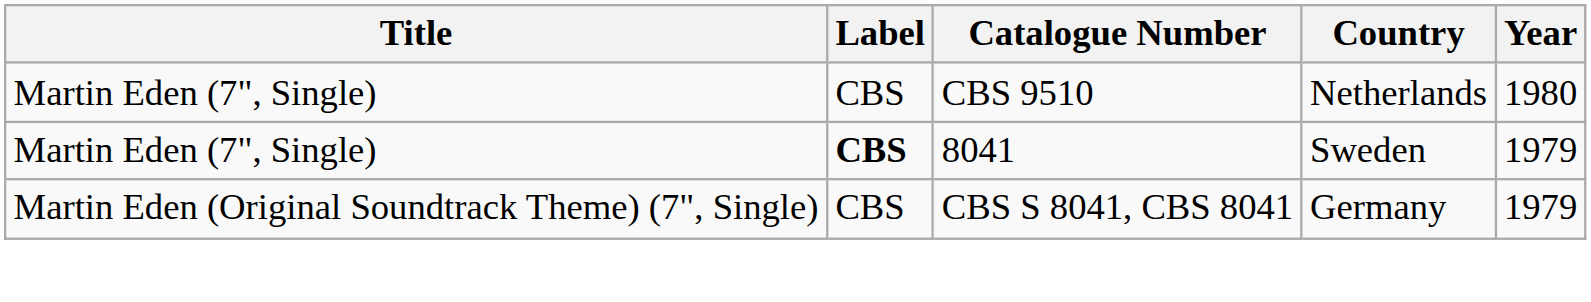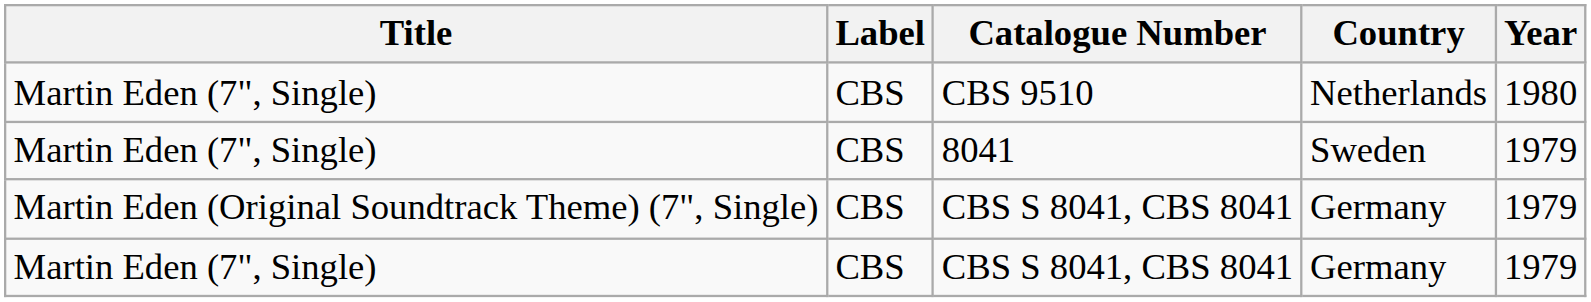(871, 149) bold -> (870, 149) normal
+ row: (195, 265)
